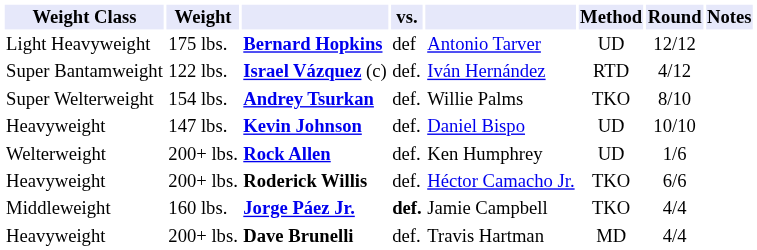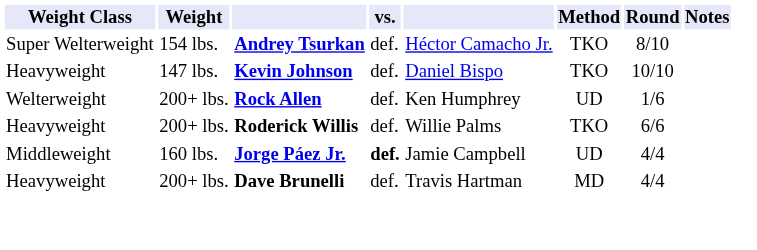- row: (313, 44)
- row: (315, 71)
(475, 99) Willie Palms -> (479, 44) Héctor Camacho Jr.
(611, 126) UD -> (589, 71) TKO
(501, 181) Héctor Camacho Jr. -> (453, 126) Willie Palms
(611, 208) TKO -> (589, 153) UD
